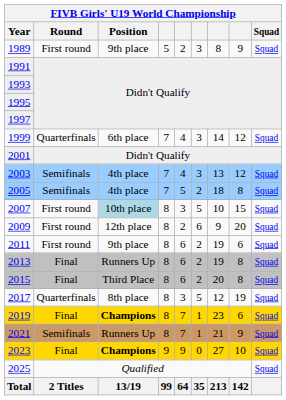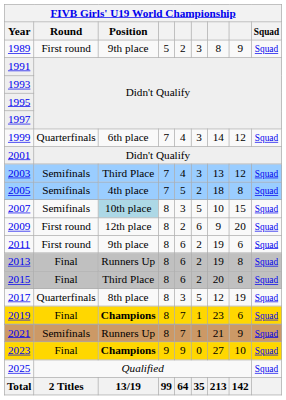(128, 173) 4th place -> (128, 173) Third Place
(66, 208) First round -> (66, 208) Semifinals
